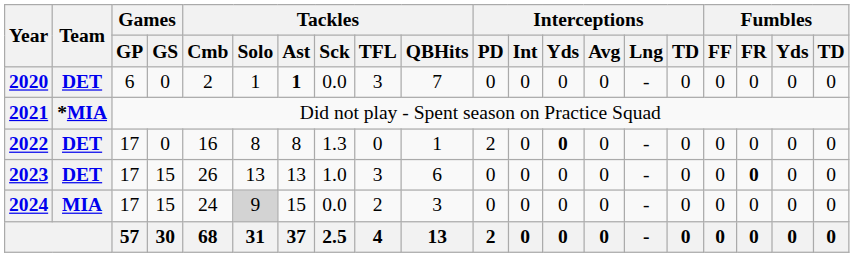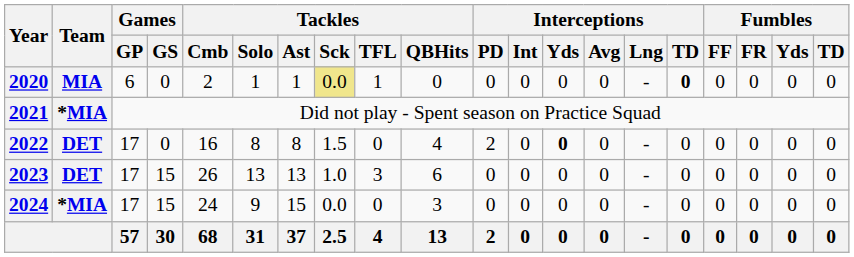(82, 81) DET -> (82, 81) MIA
(296, 81) bold -> (296, 81) normal
(335, 81) no background -> (335, 81) khaki background
(378, 81) 3 -> (378, 81) 1
(437, 81) 7 -> (437, 81) 0
(686, 81) normal -> (686, 81) bold
(335, 143) 1.3 -> (335, 143) 1.5
(437, 143) 1 -> (437, 143) 4
(754, 174) bold -> (754, 174) normal
(82, 205) MIA -> (82, 205) *MIA
(255, 205) lightgrey background -> (255, 205) no background
(378, 205) 2 -> (378, 205) 0
